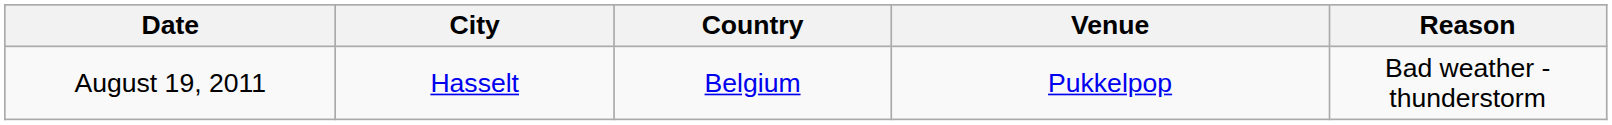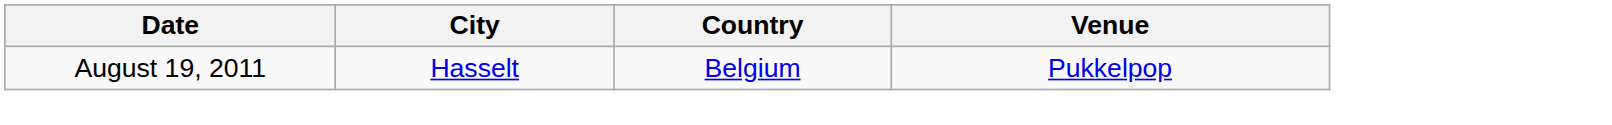- column: (1468, 25)
